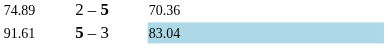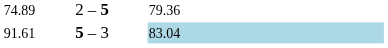(164, 10) 70.36 -> (164, 10) 79.36
